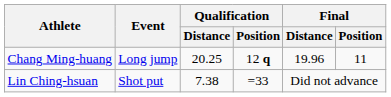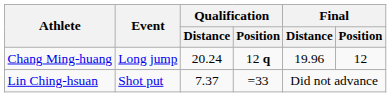(207, 58) 20.25 -> (207, 58) 20.24
(360, 58) 11 -> (360, 58) 12
(207, 81) 7.38 -> (207, 81) 7.37
